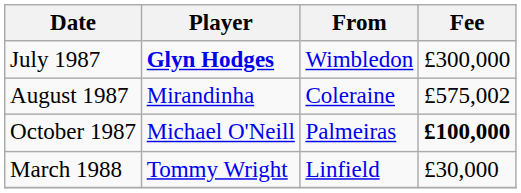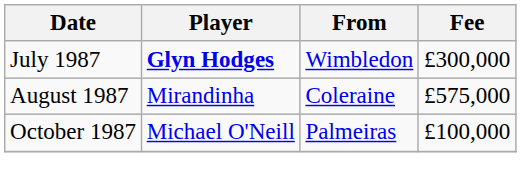(467, 95) £575,002 -> (467, 95) £575,000
(467, 132) bold -> (467, 132) normal
- row: (66, 168)
